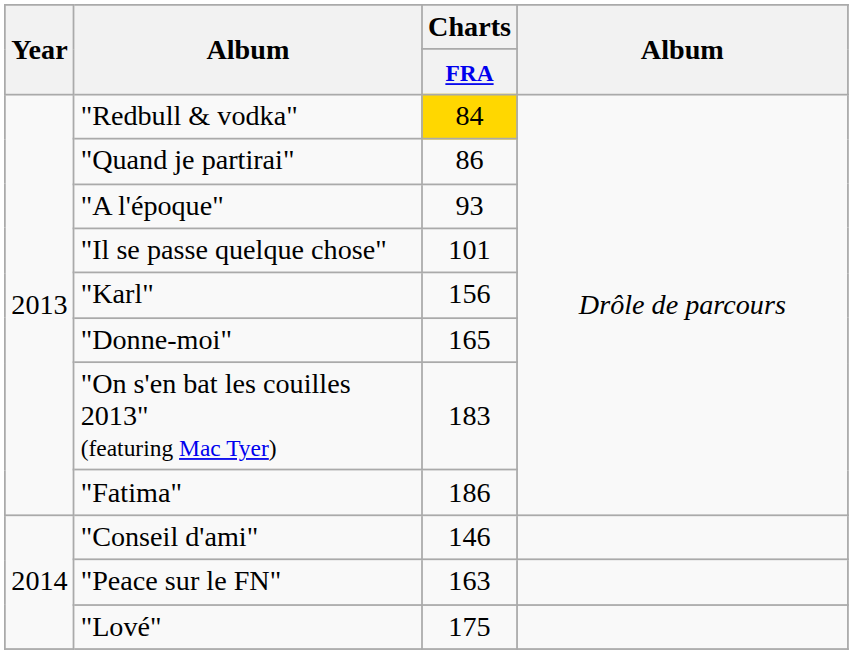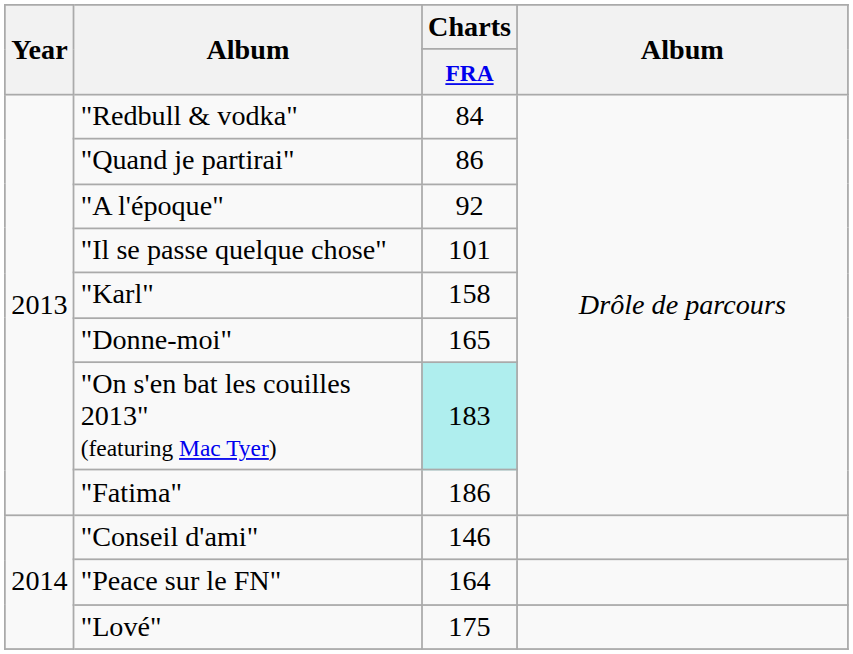(469, 116) gold background -> (469, 116) no background
(469, 205) 93 -> (469, 205) 92
(469, 294) 156 -> (469, 294) 158
(469, 415) no background -> (469, 415) paleturquoise background
(469, 581) 163 -> (469, 581) 164
